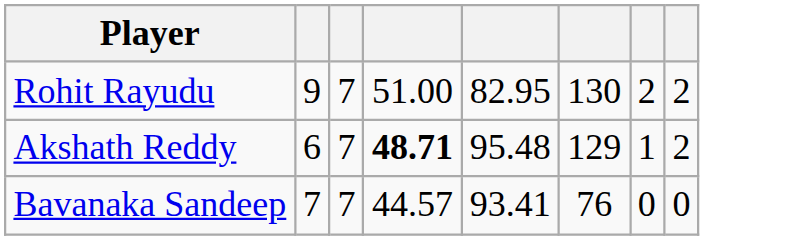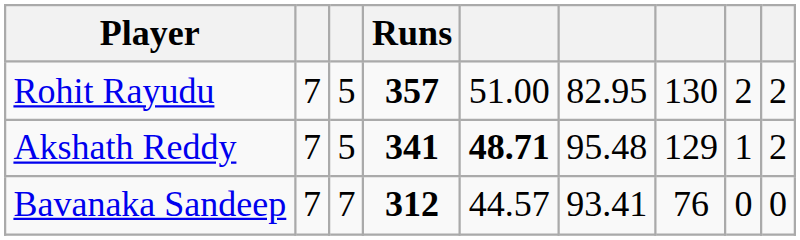+ column: (412, 33)
(312, 90) 9 -> (312, 90) 7
(346, 90) 7 -> (346, 90) 5
(312, 147) 6 -> (312, 147) 7
(346, 147) 7 -> (346, 147) 5
